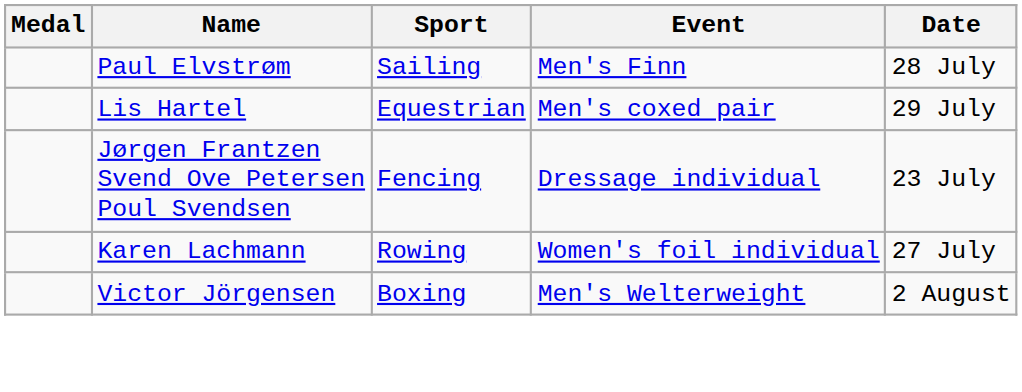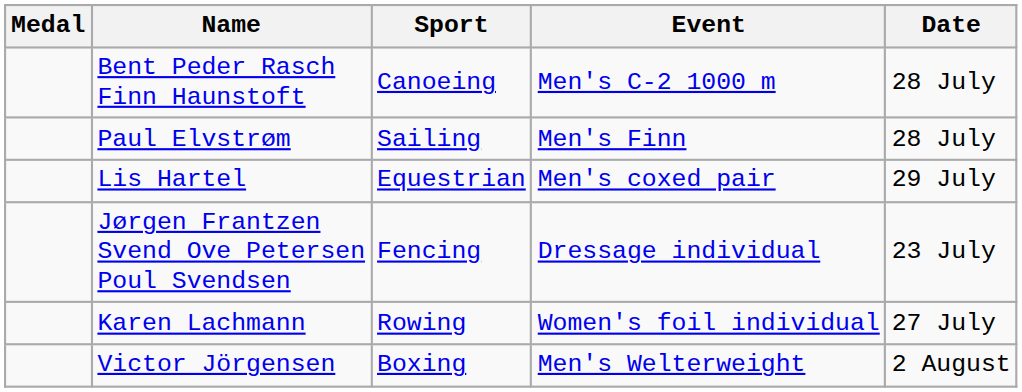+ row: (216, 82)
